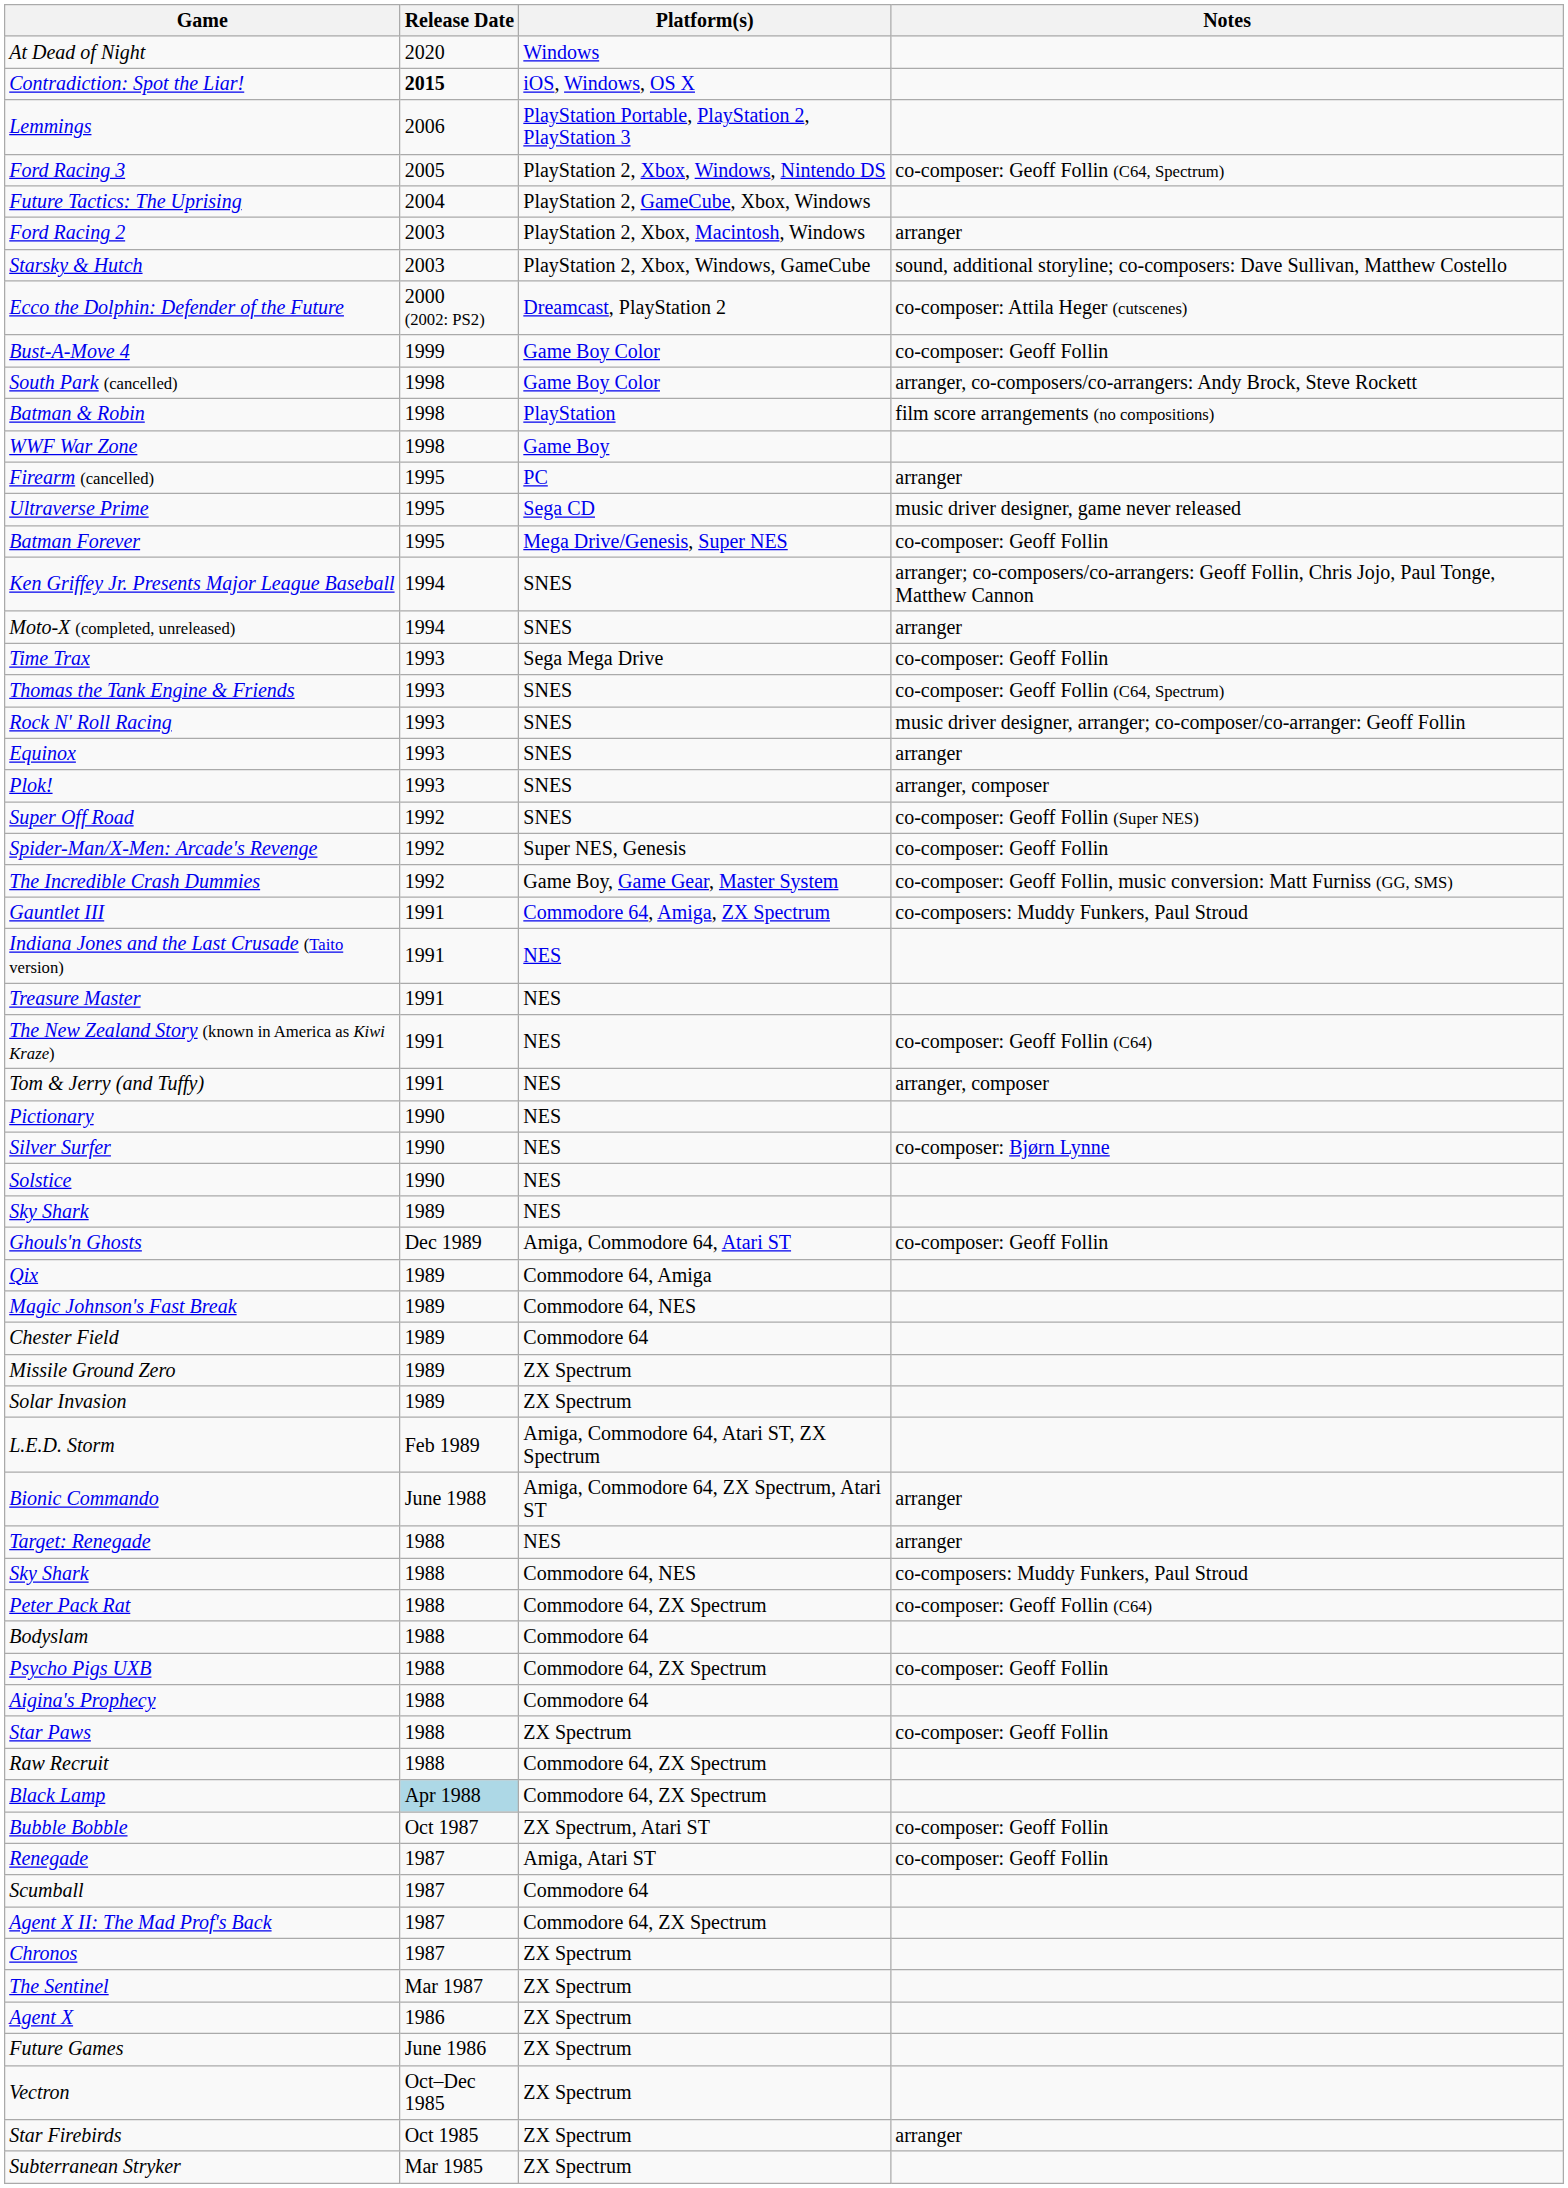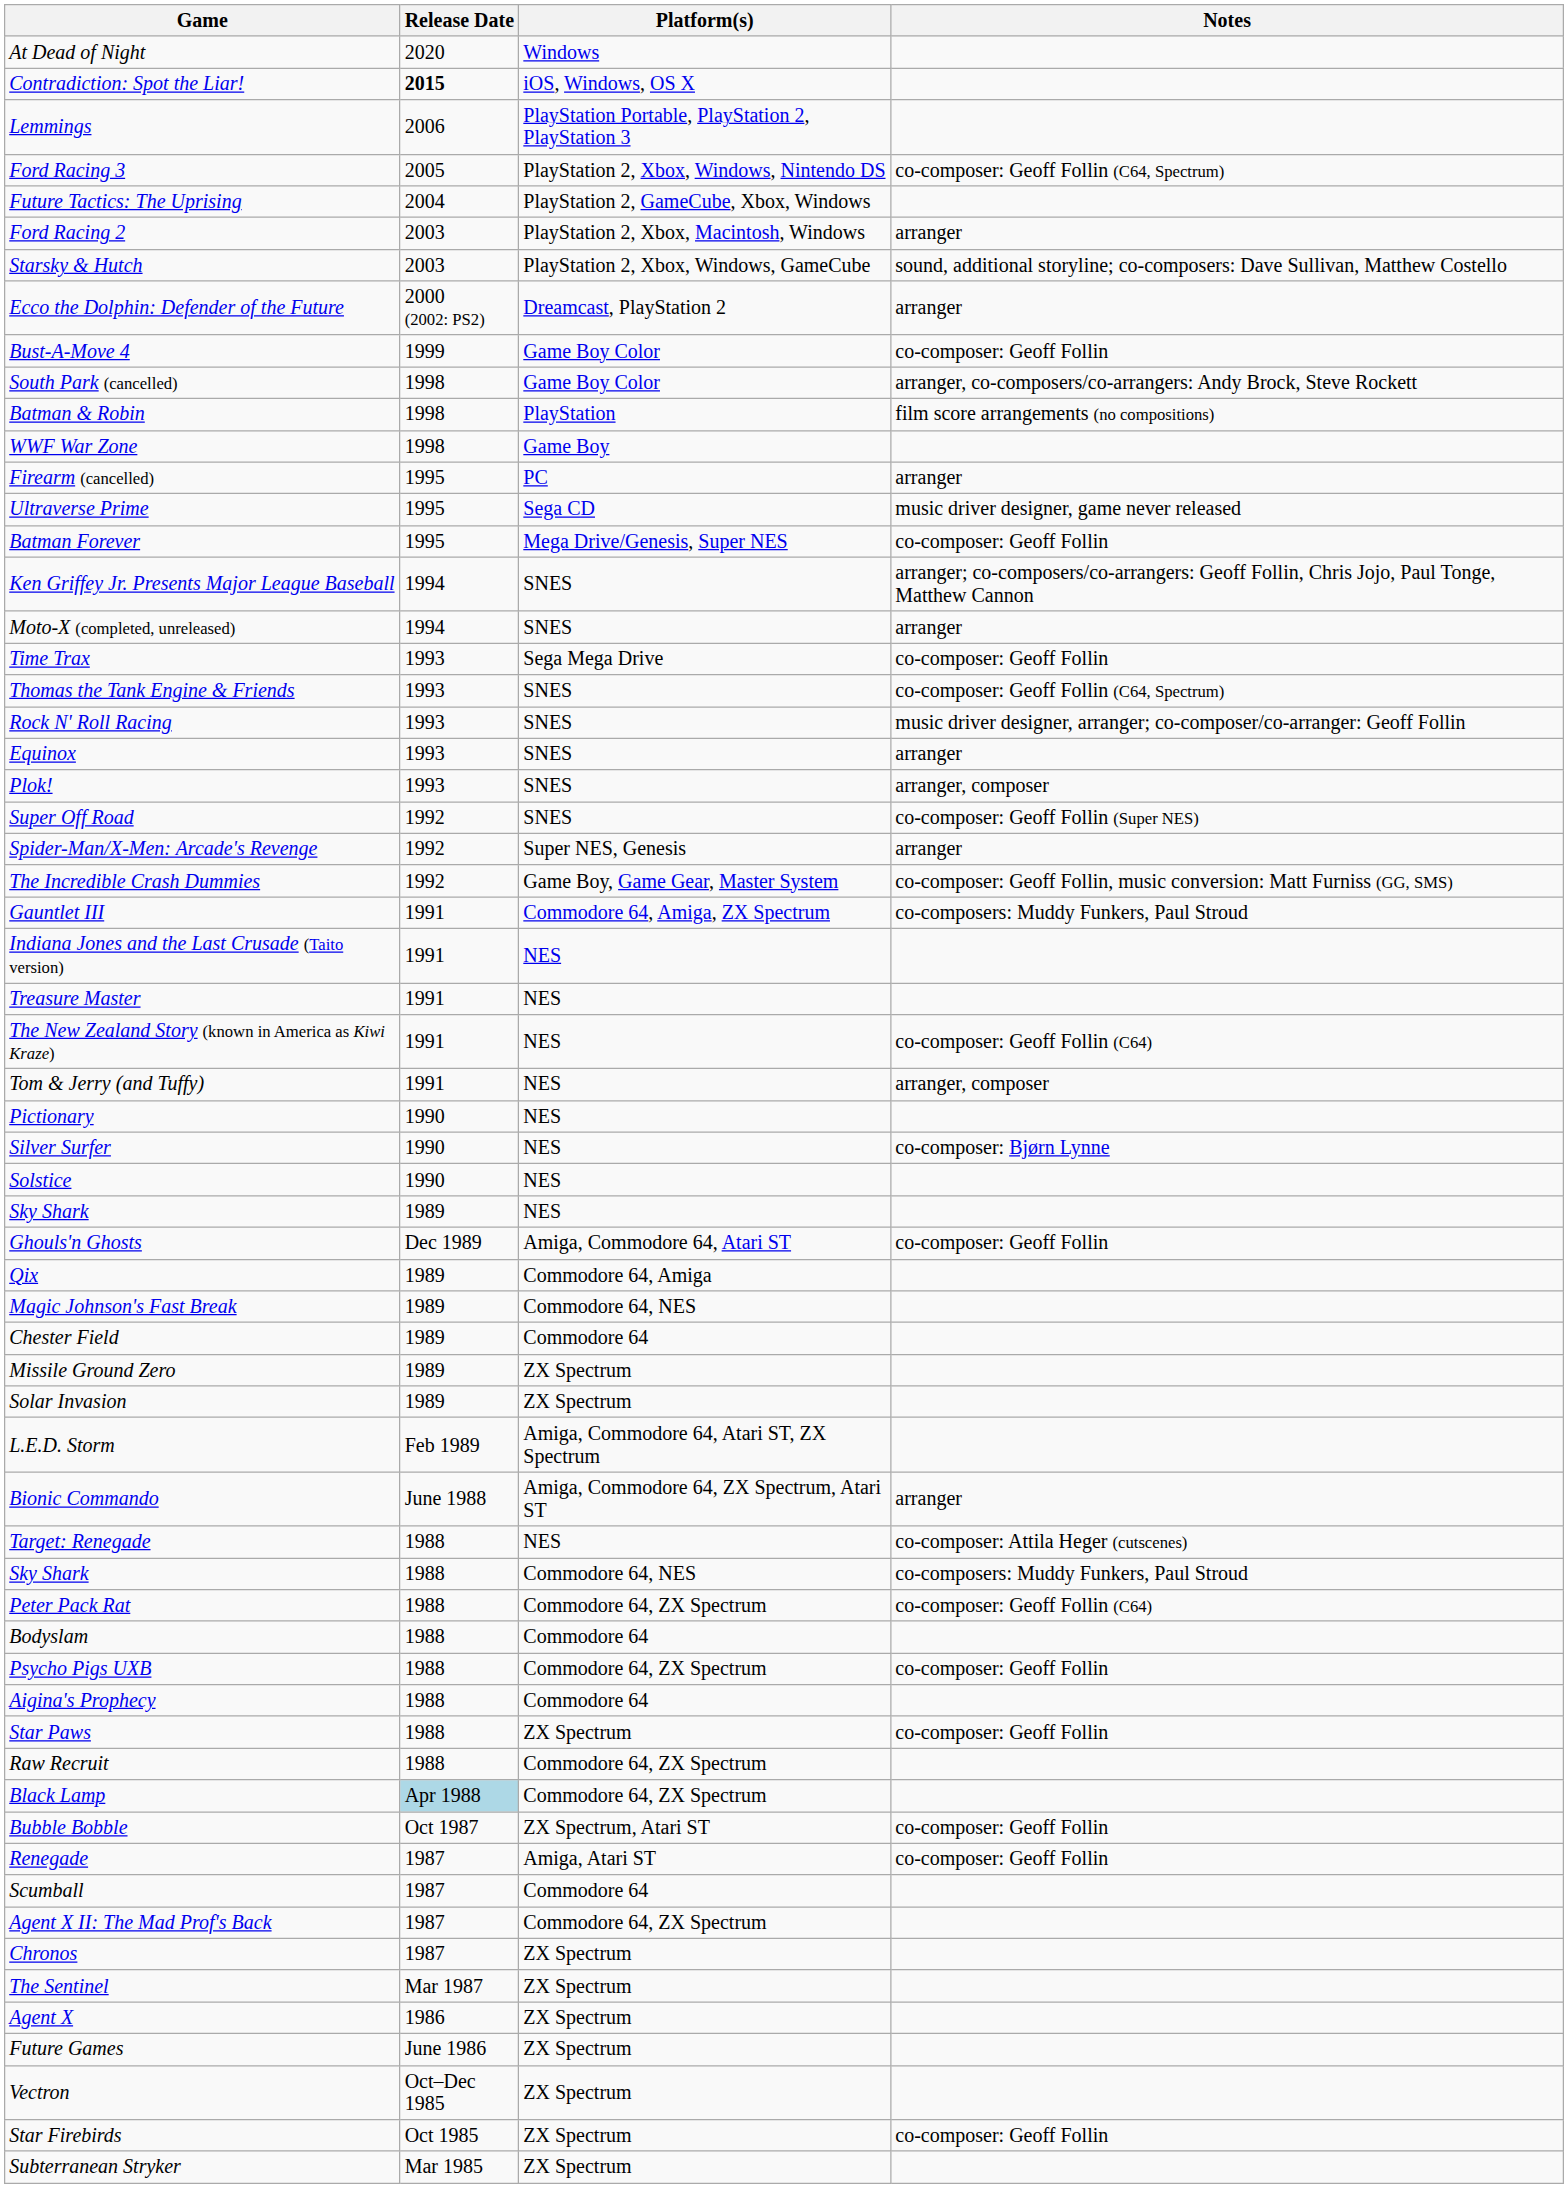(1041, 307) co-composer: Attila Heger (cutscenes) -> (929, 307) arranger
(1002, 849) co-composer: Geoff Follin -> (929, 849) arranger
(929, 1541) arranger -> (1041, 1541) co-composer: Attila Heger (cutscenes)
(929, 2135) arranger -> (1002, 2135) co-composer: Geoff Follin
